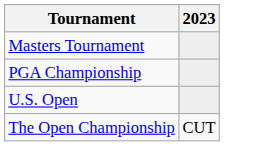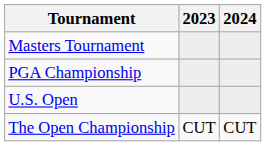+ column: (240, 18)
